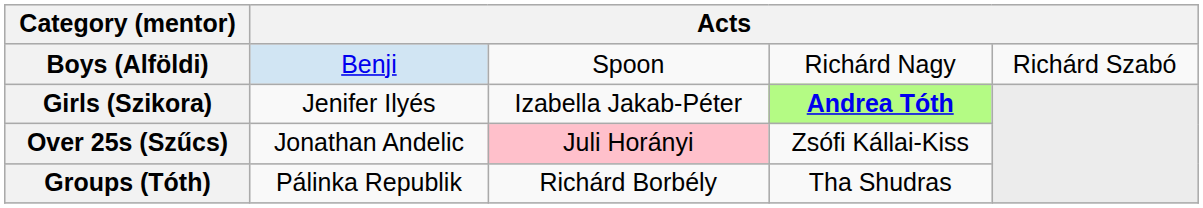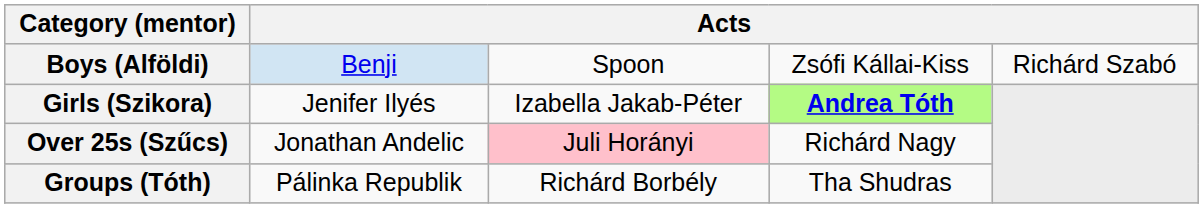(880, 63) Richárd Nagy -> (880, 63) Zsófi Kállai-Kiss
(880, 143) Zsófi Kállai-Kiss -> (880, 143) Richárd Nagy
